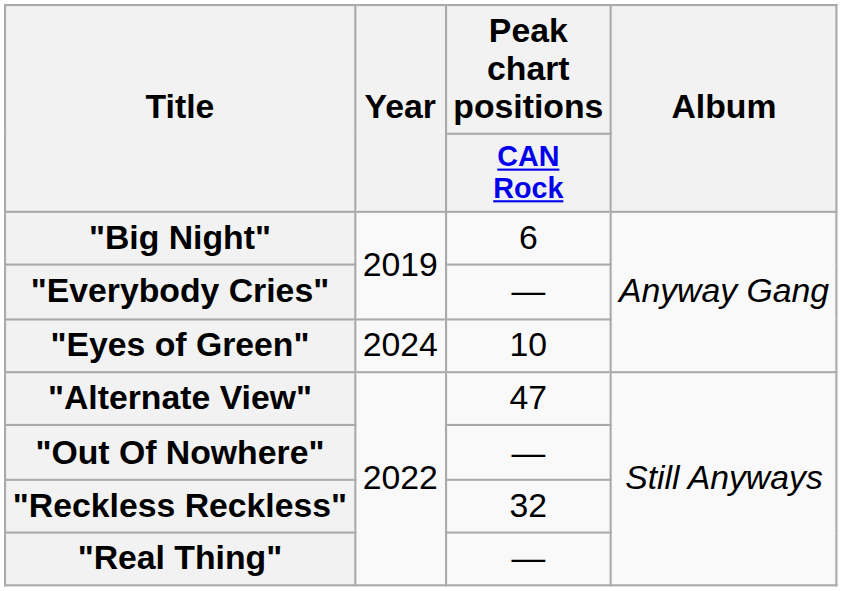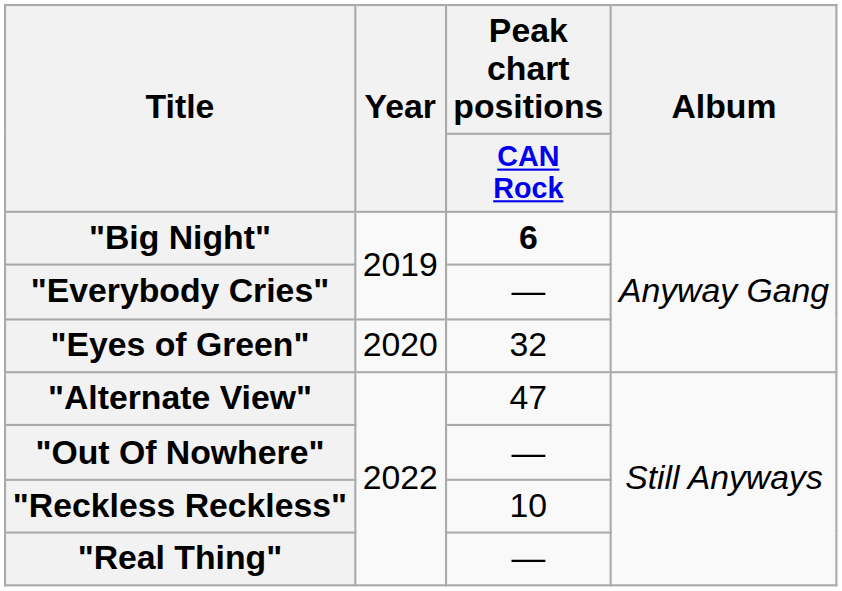(528, 237) normal -> (528, 237) bold
(400, 344) 2024 -> (400, 344) 2020
(528, 344) 10 -> (528, 344) 32
(528, 505) 32 -> (528, 505) 10
